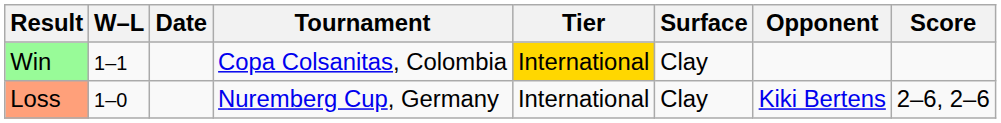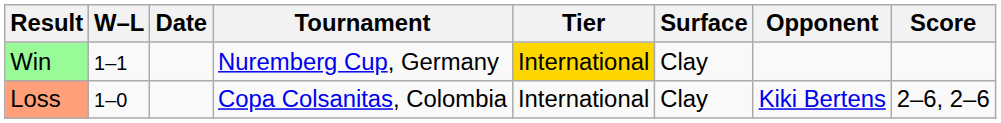(363, 61) Copa Colsanitas, Colombia -> (359, 61) Nuremberg Cup, Germany
(359, 99) Nuremberg Cup, Germany -> (363, 99) Copa Colsanitas, Colombia
